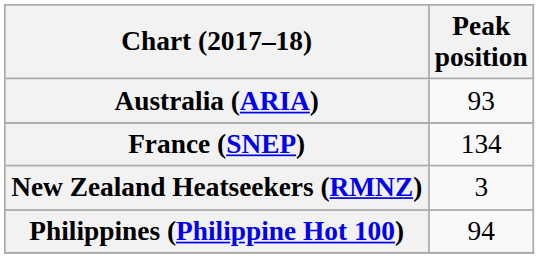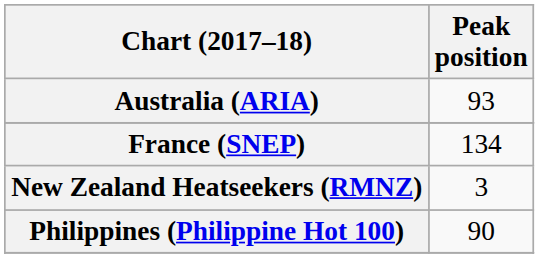(481, 230) 94 -> (481, 230) 90
